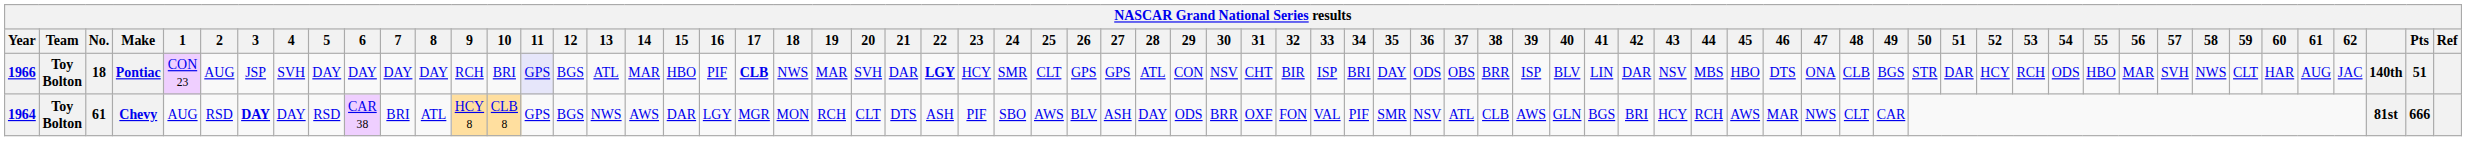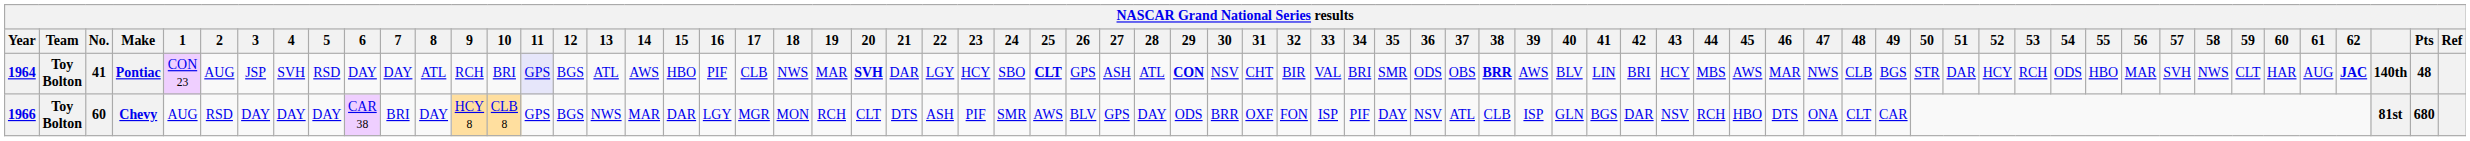(22, 73) 1966 -> (22, 73) 1964
(99, 73) 18 -> (99, 73) 41
(327, 73) DAY -> (327, 73) RSD
(434, 73) DAY -> (434, 73) ATL
(644, 73) MAR -> (644, 73) AWS
(754, 73) bold -> (754, 73) normal
(868, 73) normal -> (869, 73) bold
(940, 73) bold -> (940, 73) normal
(1013, 73) SMR -> (1012, 73) SBO
(1049, 73) normal -> (1048, 73) bold
(1118, 73) GPS -> (1117, 73) ASH
(1189, 73) normal -> (1189, 73) bold
(1327, 73) ISP -> (1328, 73) VAL
(1392, 73) DAY -> (1393, 73) SMR
(1496, 73) normal -> (1497, 73) bold
(1531, 73) ISP -> (1533, 73) AWS
(1637, 73) DAR -> (1639, 73) BRI
(1673, 73) NSV -> (1675, 73) HCY
(1745, 73) HBO -> (1747, 73) AWS
(1783, 73) DTS -> (1785, 73) MAR
(1821, 73) ONA -> (1823, 73) NWS
(2350, 73) normal -> (2354, 73) bold
(2420, 73) 51 -> (2424, 73) 48
(22, 114) 1964 -> (22, 114) 1966
(99, 114) 61 -> (99, 114) 60
(256, 114) bold -> (256, 114) normal
(327, 114) RSD -> (327, 114) DAY
(434, 114) ATL -> (434, 114) DAY
(644, 114) AWS -> (644, 114) MAR
(1013, 114) SBO -> (1012, 114) SMR
(1118, 114) ASH -> (1117, 114) GPS
(1327, 114) VAL -> (1328, 114) ISP
(1392, 114) SMR -> (1393, 114) DAY
(1531, 114) AWS -> (1533, 114) ISP
(1637, 114) BRI -> (1639, 114) DAR
(1673, 114) HCY -> (1675, 114) NSV
(1745, 114) AWS -> (1747, 114) HBO
(1783, 114) MAR -> (1785, 114) DTS
(1821, 114) NWS -> (1823, 114) ONA
(2420, 114) 666 -> (2424, 114) 680
